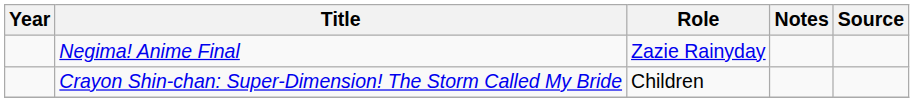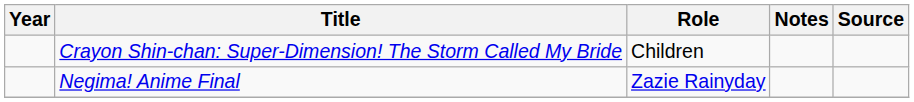rows swapped: (341, 81) <-> (150, 50)
